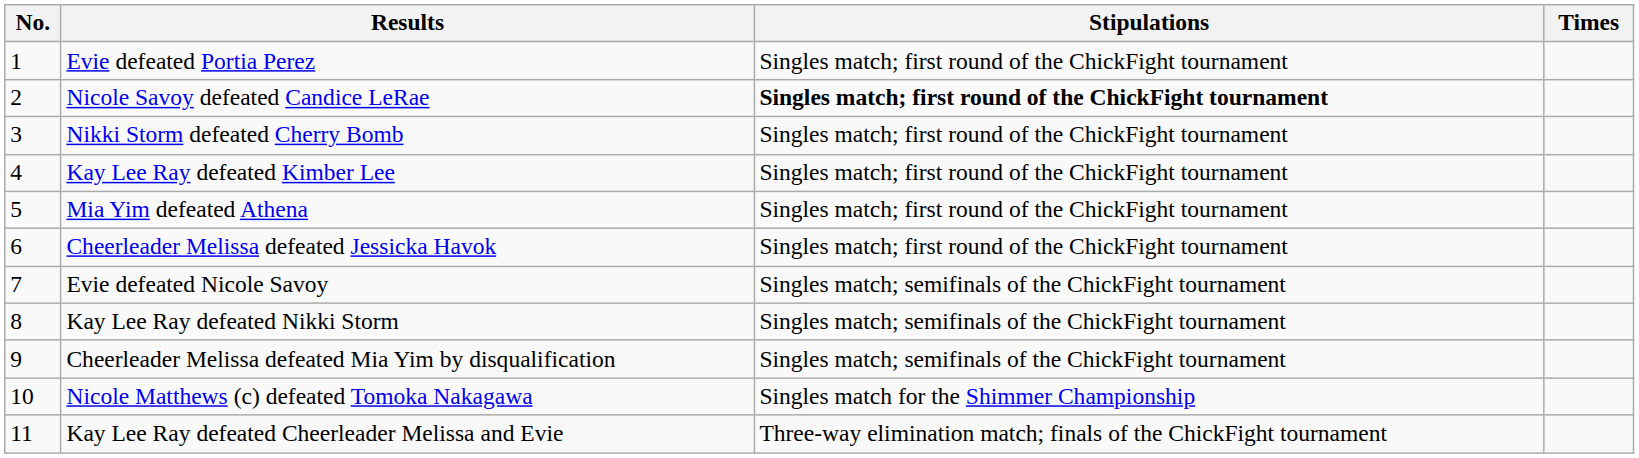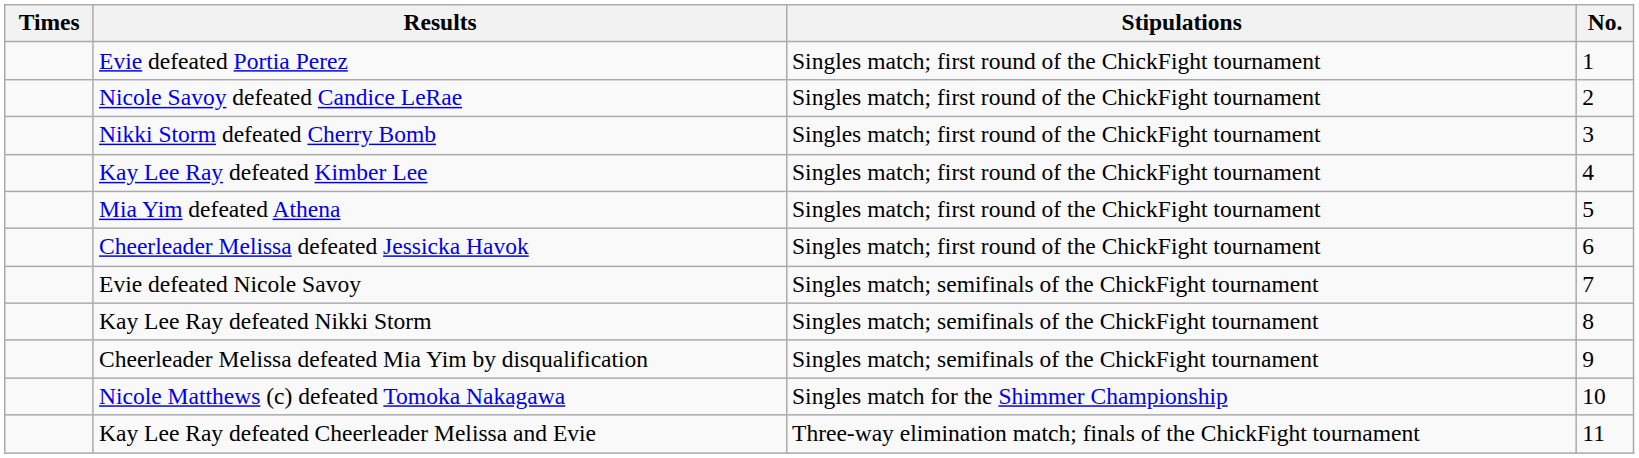columns swapped: (33, 23) <-> (1589, 23)
(1044, 97) bold -> (1056, 97) normal
